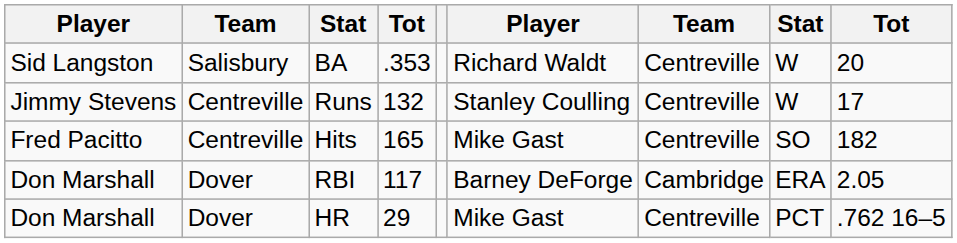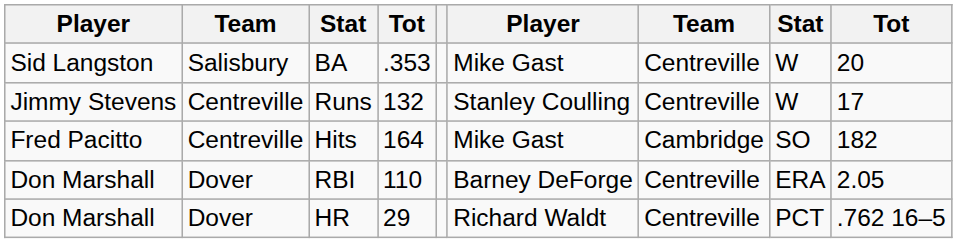(530, 62) Richard Waldt -> (508, 62) Mike Gast
(403, 140) 165 -> (403, 140) 164
(702, 140) Centreville -> (704, 140) Cambridge
(403, 179) 117 -> (403, 179) 110
(704, 179) Cambridge -> (702, 179) Centreville
(508, 218) Mike Gast -> (530, 218) Richard Waldt
